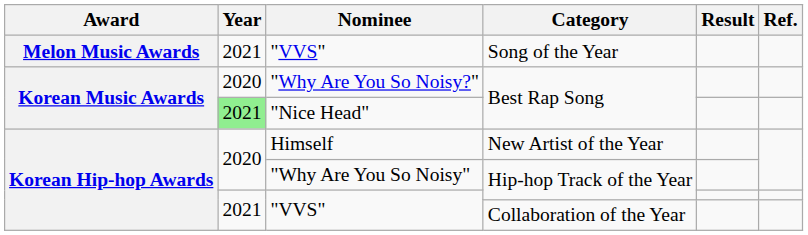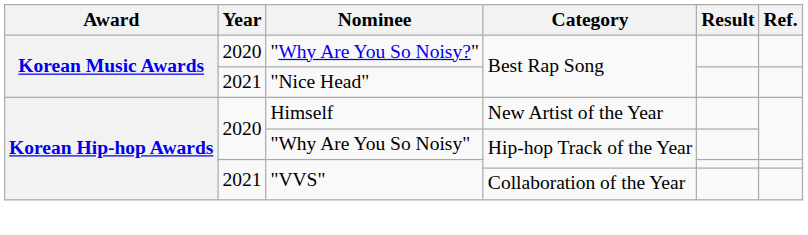- row: (298, 50)
(242, 112) lightgreen background -> (242, 81) no background
